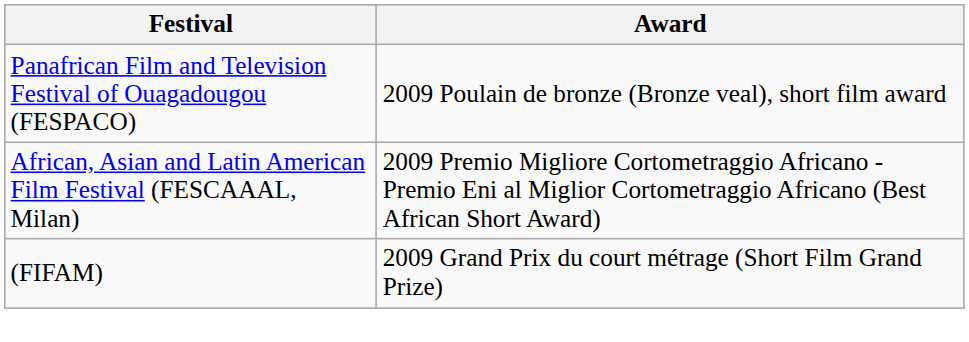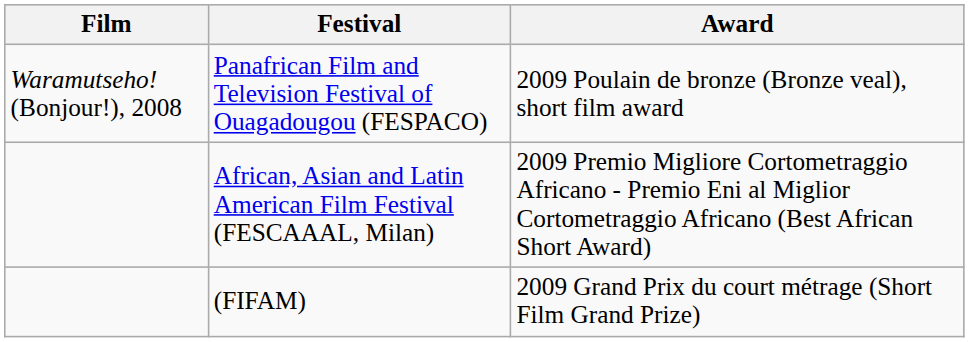+ column: (106, 24)
